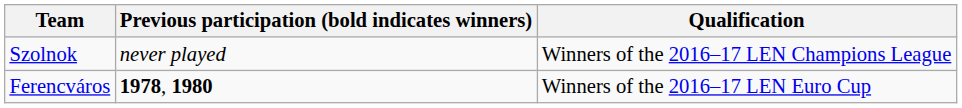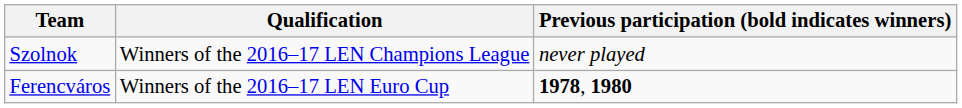columns swapped: (747, 20) <-> (326, 20)
